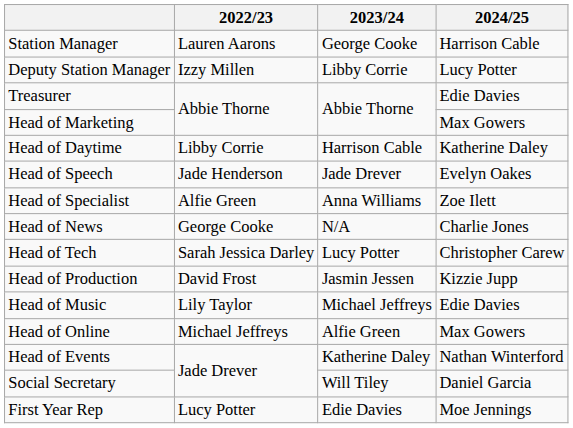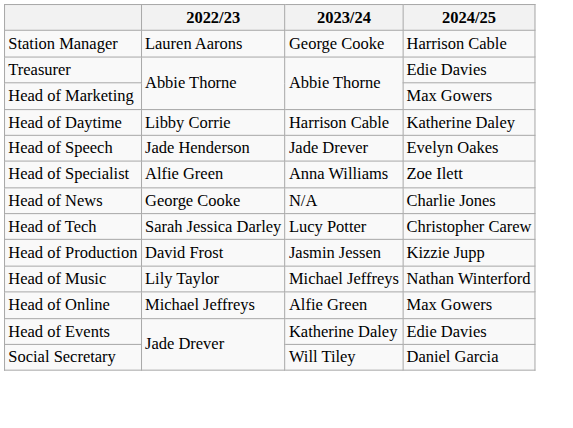- row: (89, 69)
(480, 305) Edie Davies -> (469, 278) Nathan Winterford
(501, 357) Nathan Winterford -> (447, 331) Edie Davies
- row: (56, 409)
